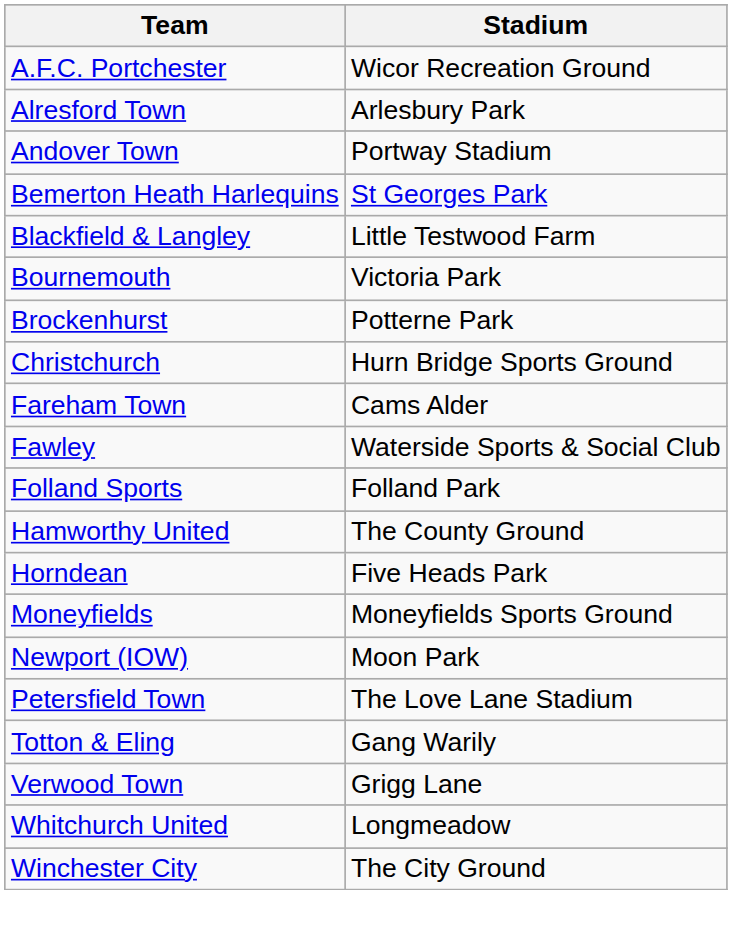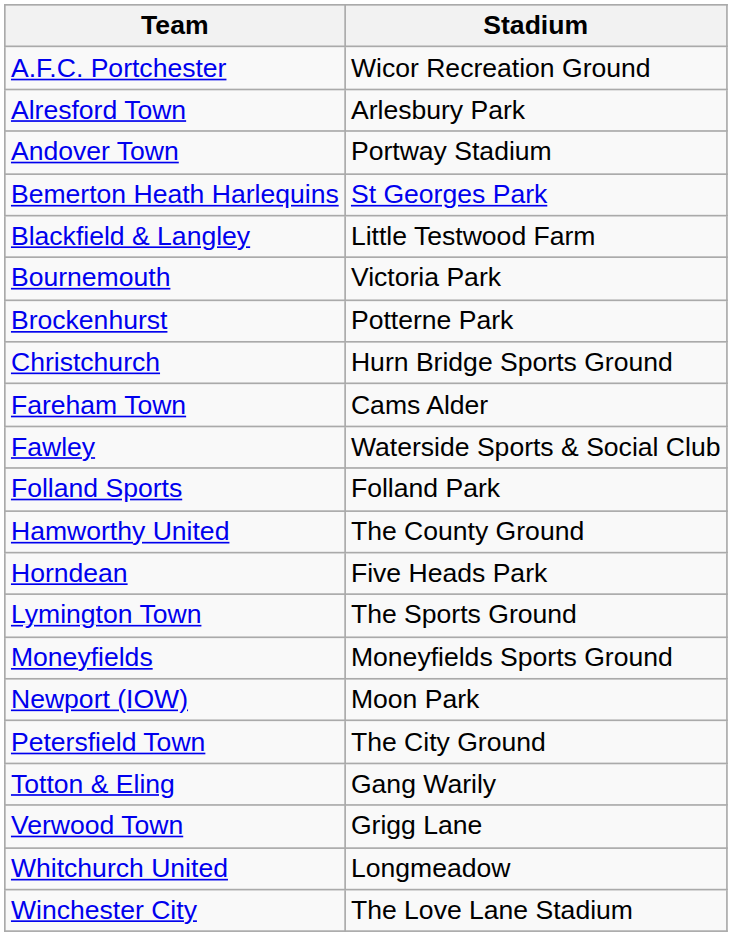+ row: (106, 615)
(492, 699) The Love Lane Stadium -> (448, 741) The City Ground
(448, 868) The City Ground -> (492, 910) The Love Lane Stadium
